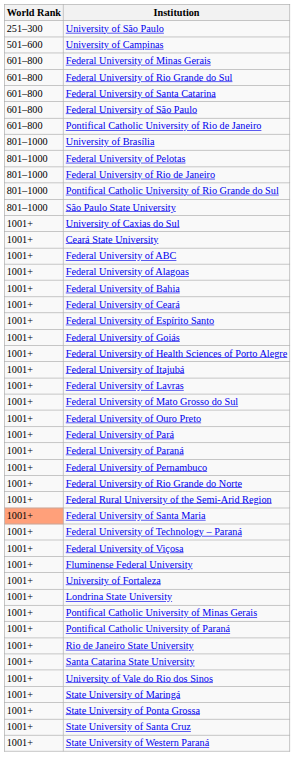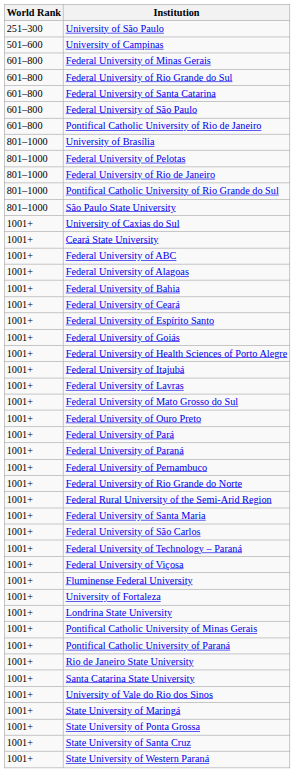(20, 516) lightsalmon background -> (20, 516) no background
+ row: (133, 532)
